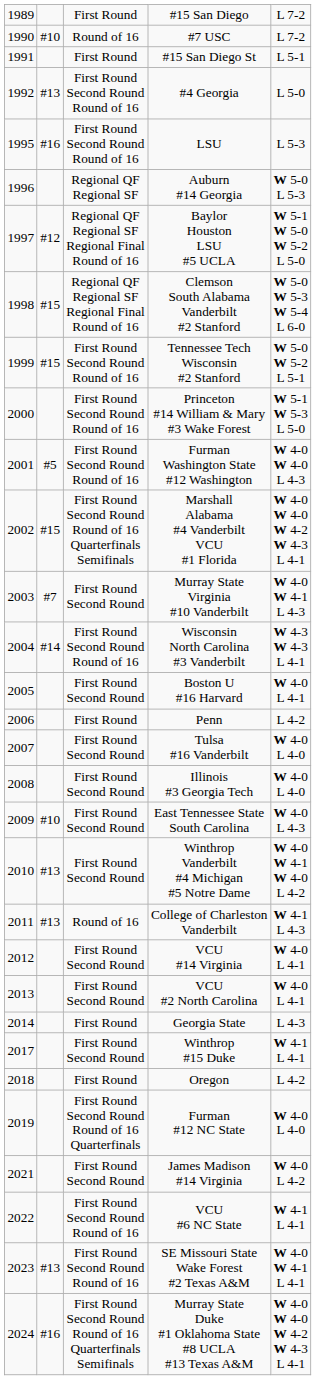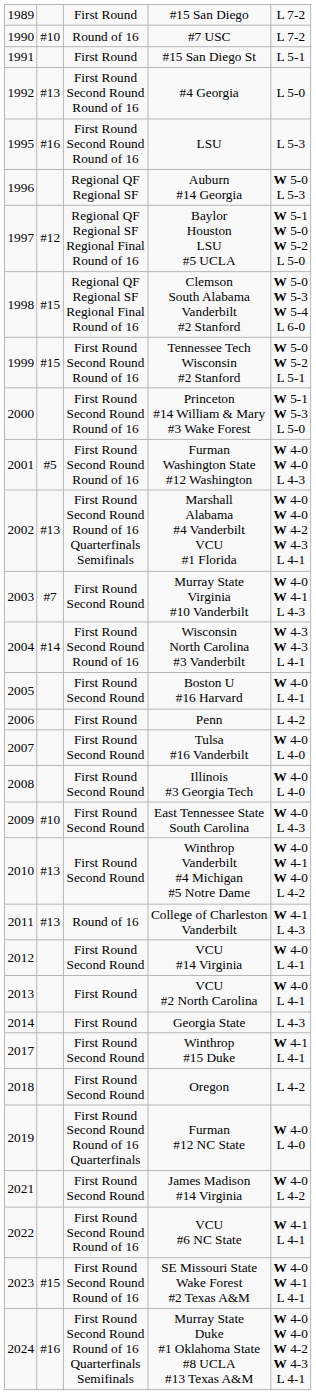(50, 530) #15 -> (50, 530) #13
(105, 993) First Round Second Round -> (105, 993) First Round
(105, 1079) First Round -> (105, 1086) First Round Second Round
(50, 1268) #13 -> (50, 1283) #15
